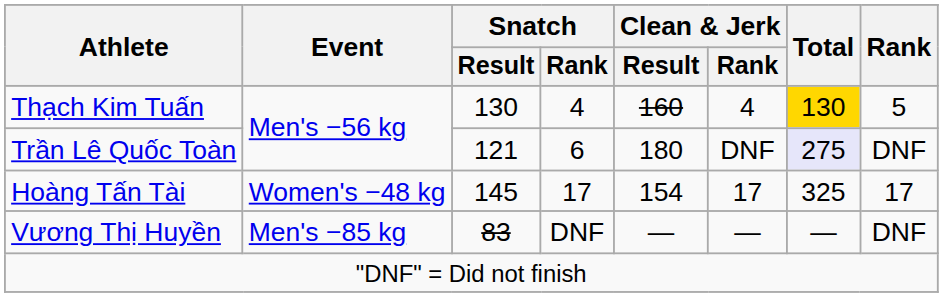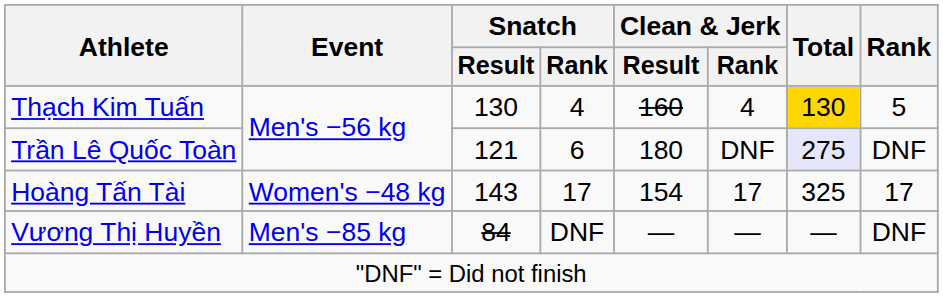(496, 191) 145 -> (496, 191) 143
(496, 233) 83 -> (496, 233) 84
